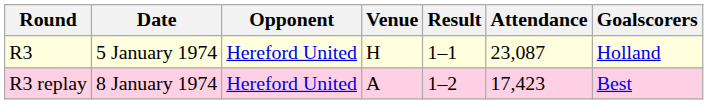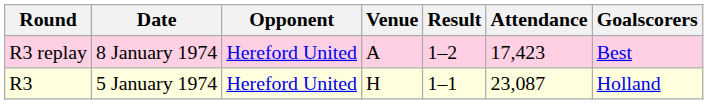rows swapped: (21, 51) <-> (48, 83)
